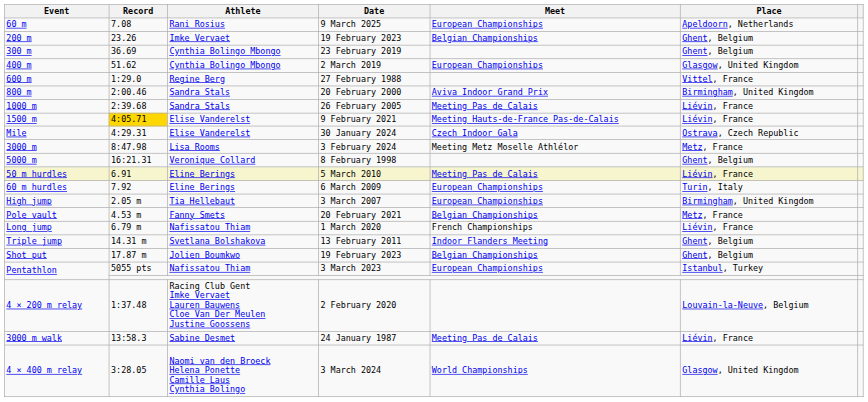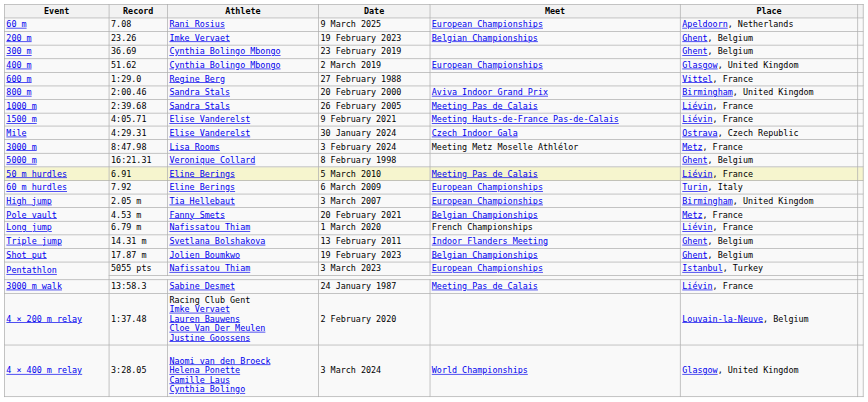(129, 120) gold background -> (129, 120) no background
rows swapped: (34, 338) <-> (44, 306)
